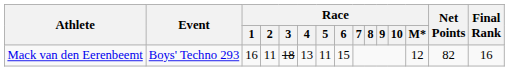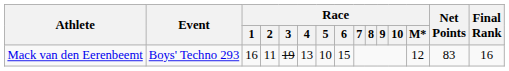(288, 56) 18 -> (288, 56) 19
(325, 56) 11 -> (325, 56) 10
(449, 56) 82 -> (449, 56) 83
